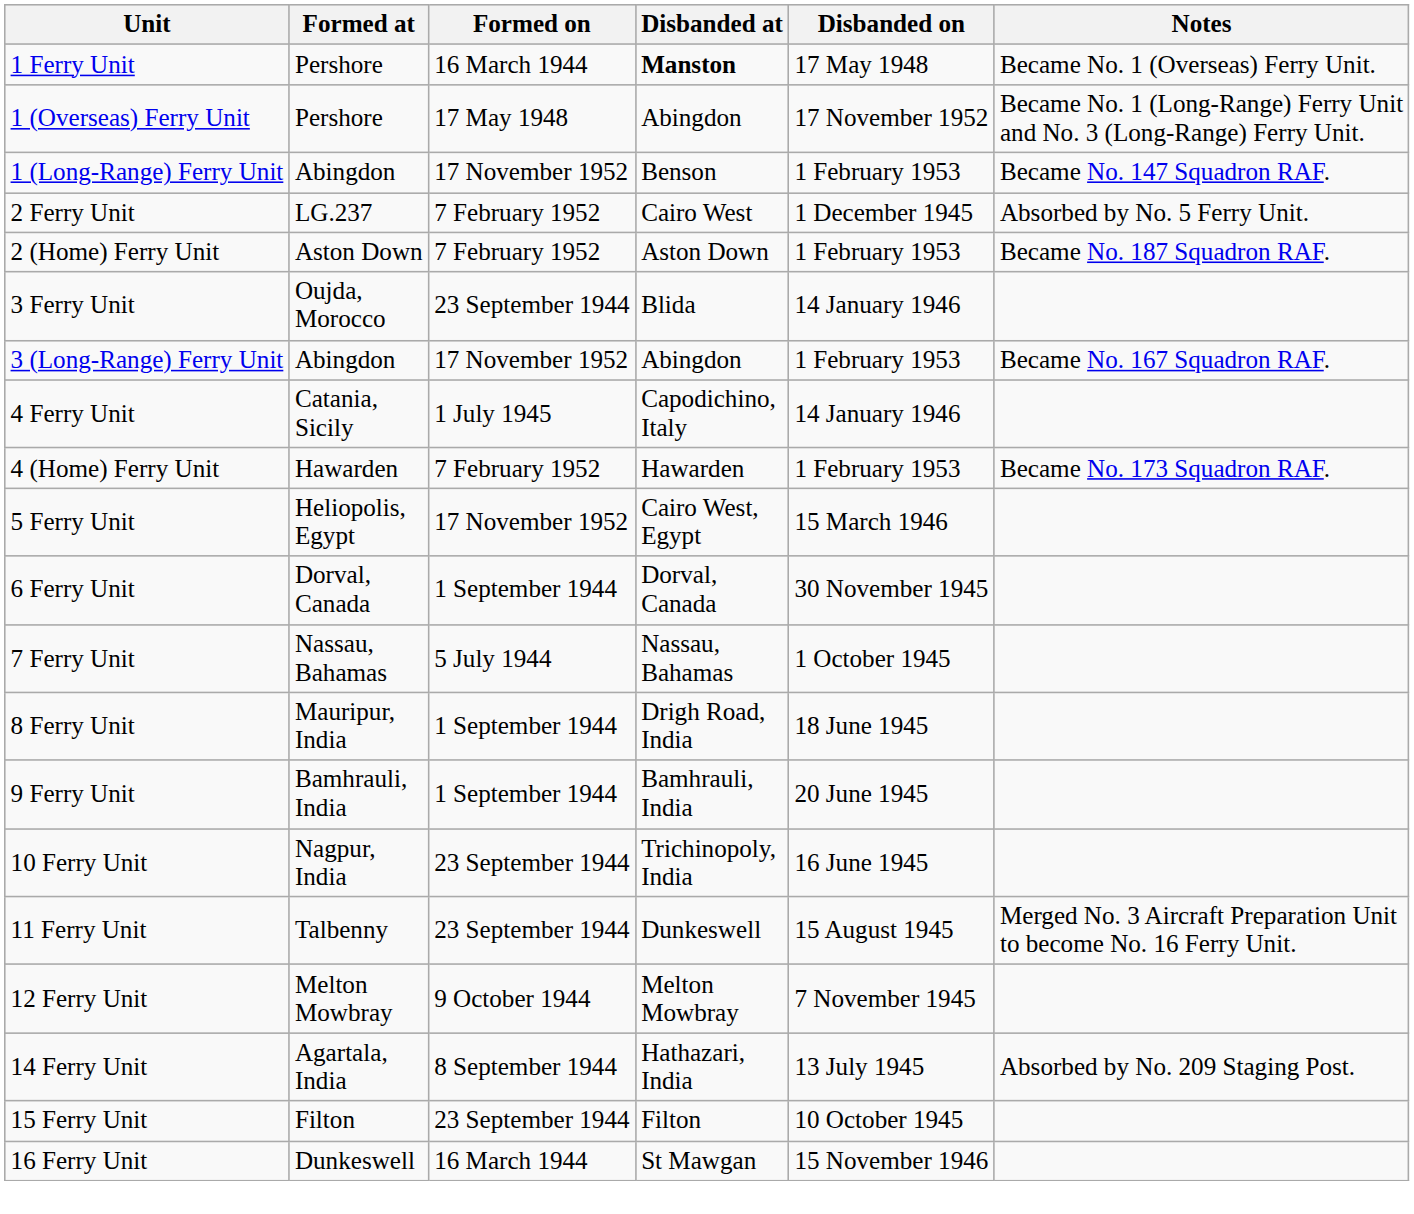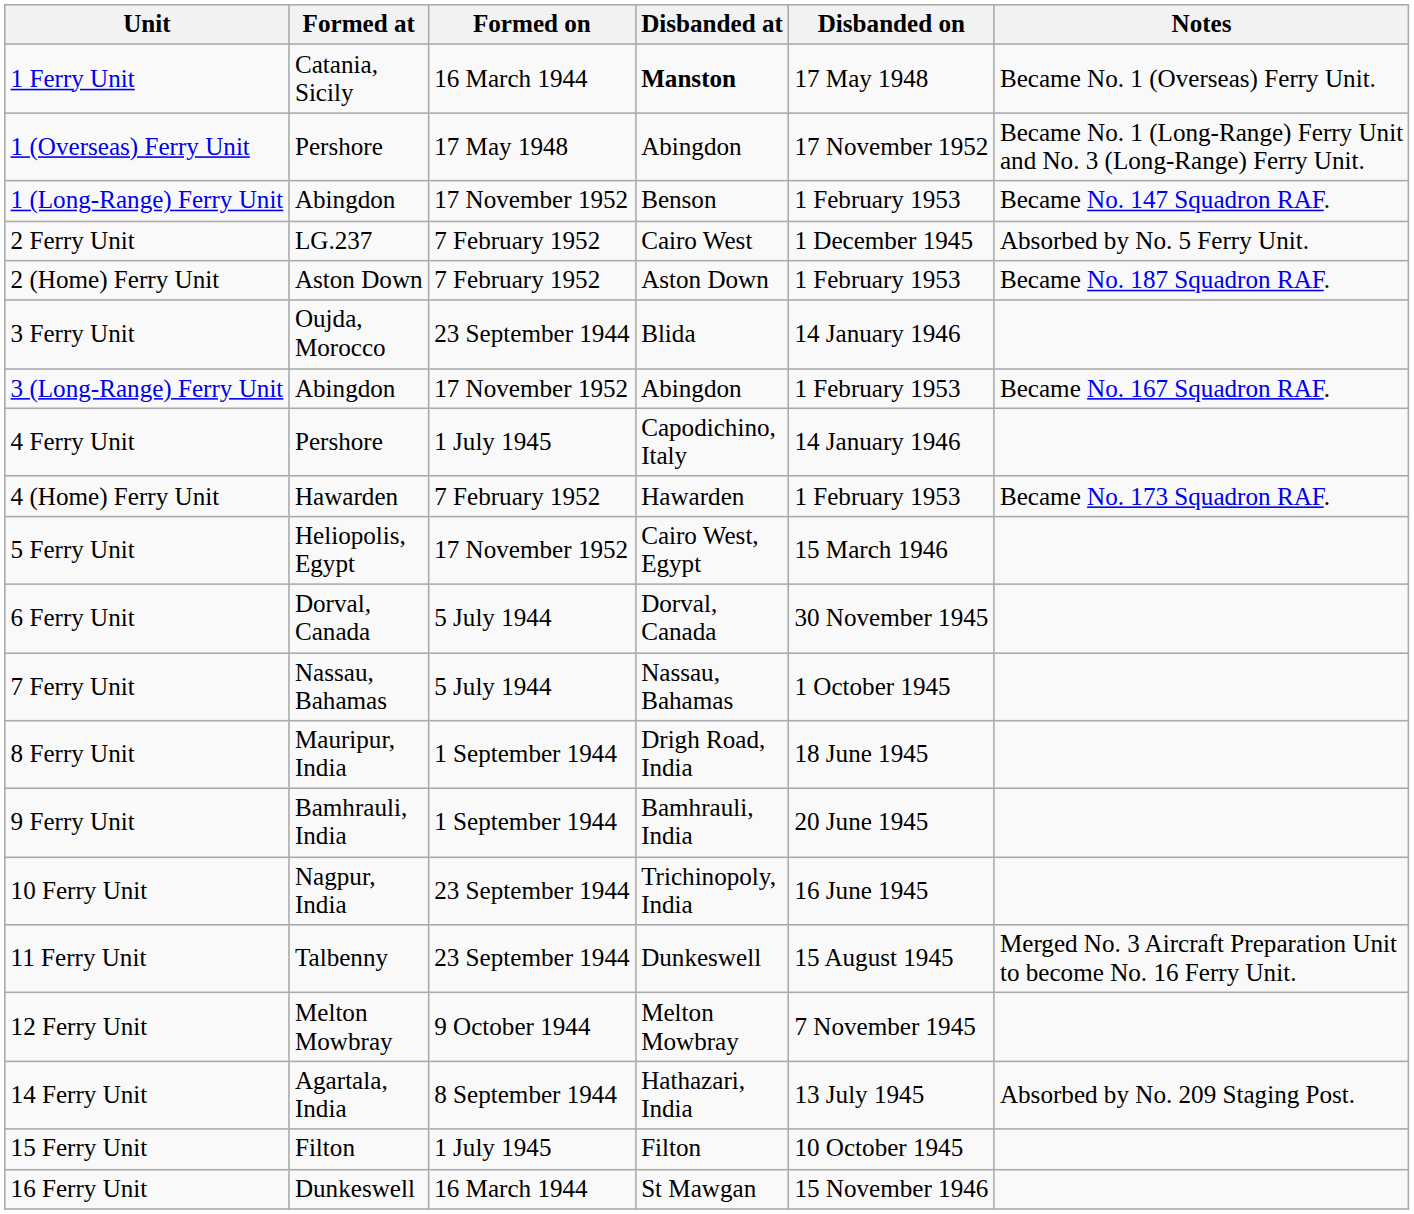(339, 64) Pershore -> (336, 78) Catania, Sicily
(336, 413) Catania, Sicily -> (339, 442) Pershore
(526, 589) 1 September 1944 -> (493, 618) 5 July 1944
(532, 1120) 23 September 1944 -> (493, 1148) 1 July 1945
